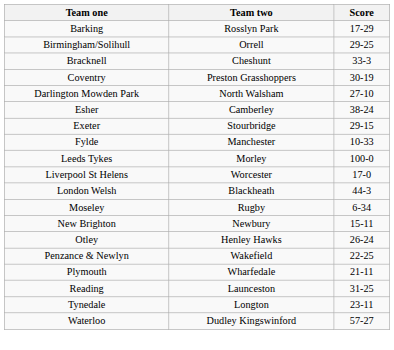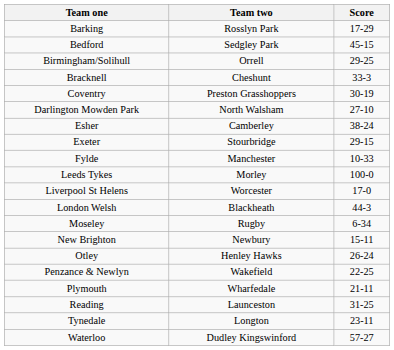+ row: (87, 45)
